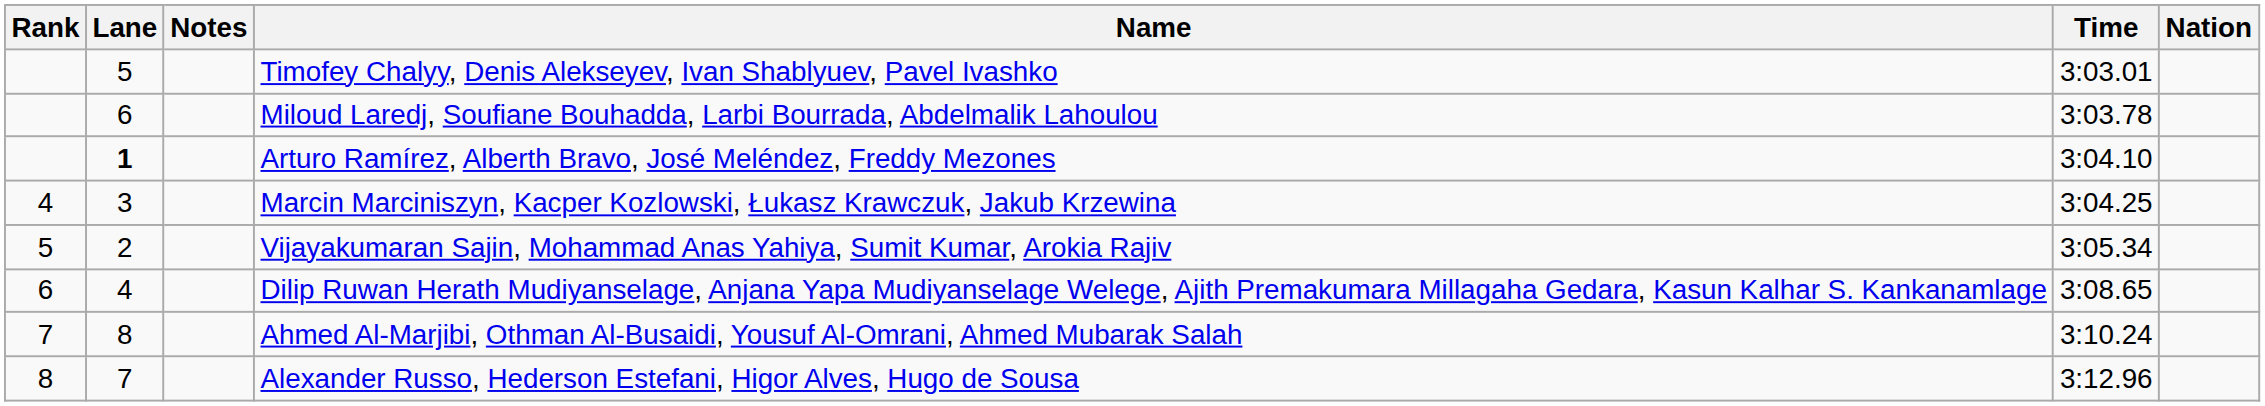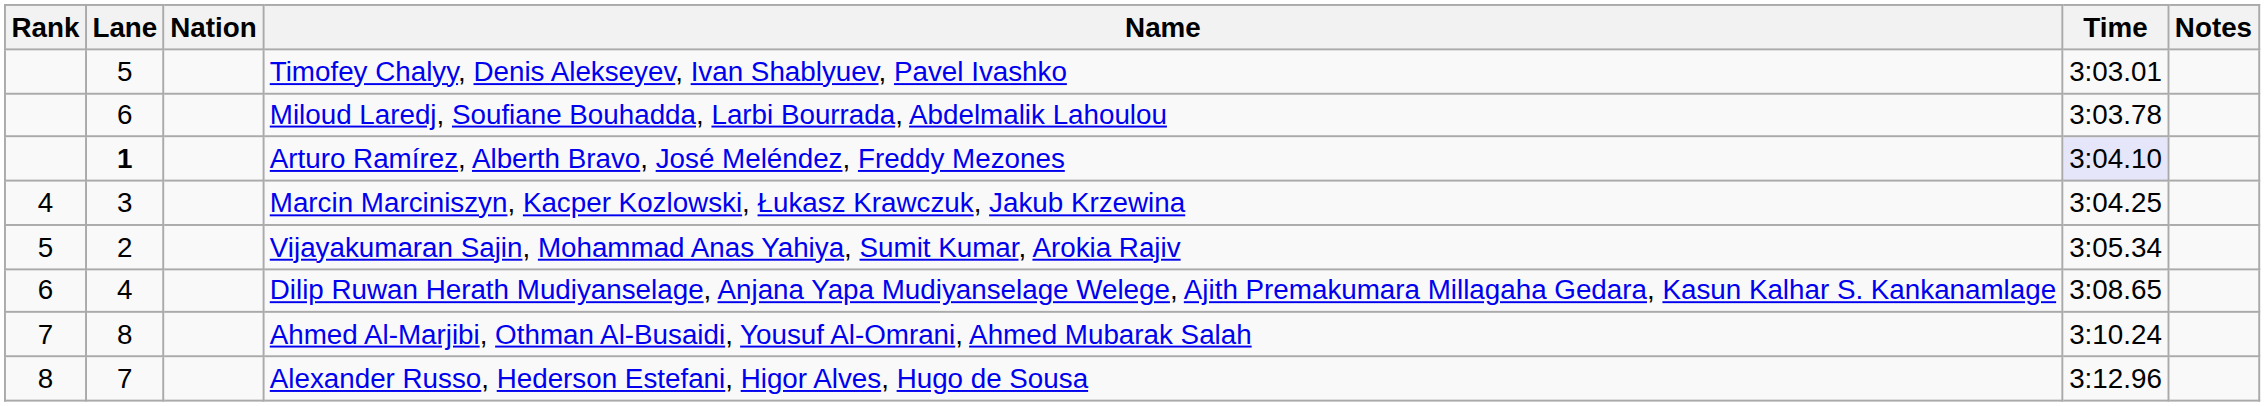columns swapped: (2209, 27) <-> (209, 27)
(2106, 159) no background -> (2115, 159) lavender background
